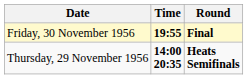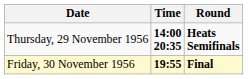rows swapped: (78, 58) <-> (71, 32)
